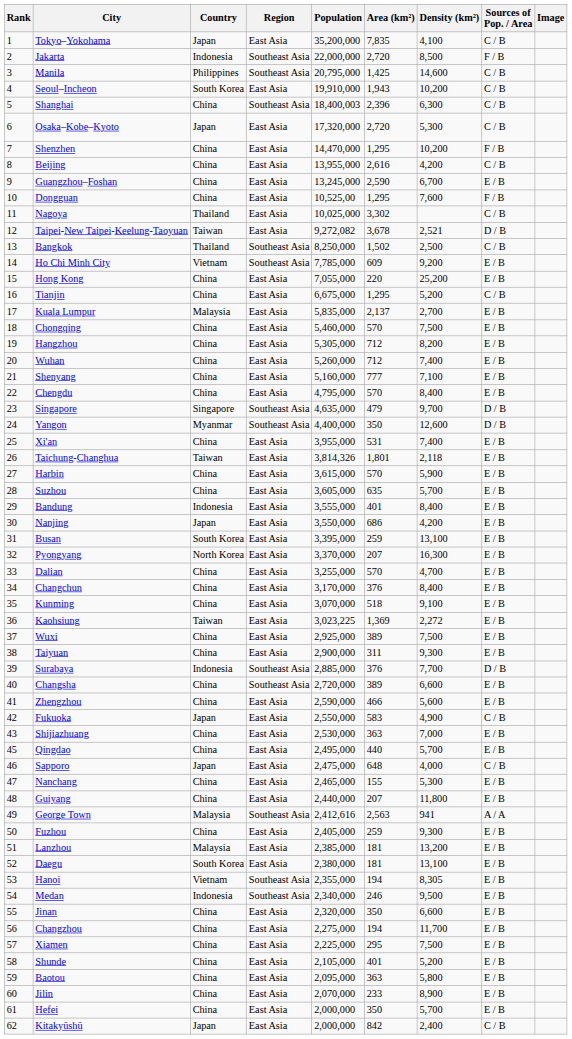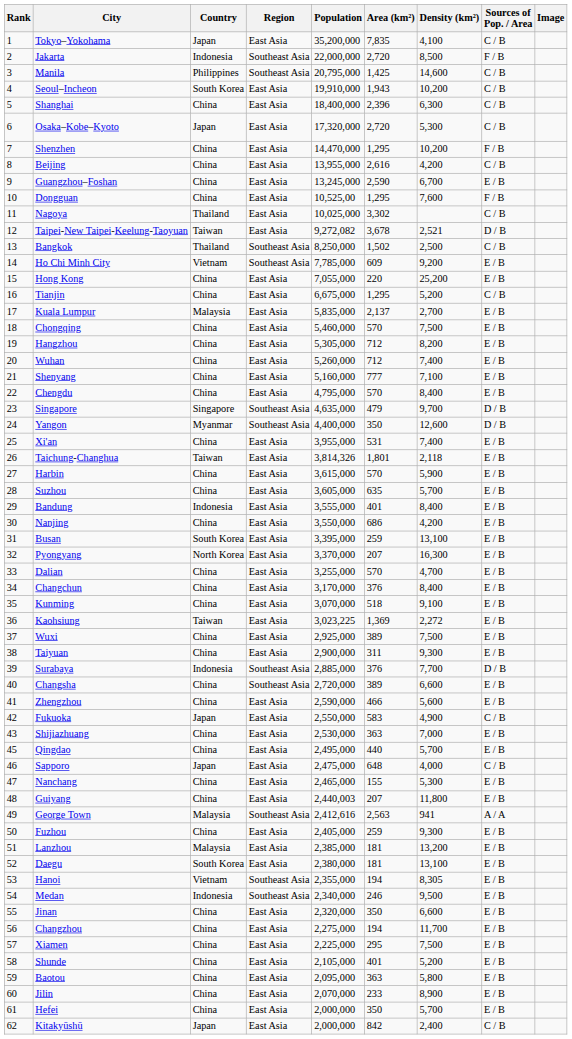(279, 105) Southeast Asia -> (268, 105) East Asia
(337, 105) 18,400,003 -> (337, 105) 18,400,000
(204, 522) Japan -> (205, 522) China
(335, 798) 2,440,000 -> (335, 798) 2,440,003
